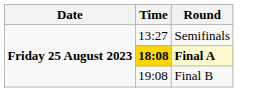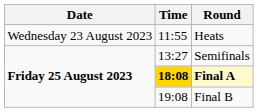+ row: (209, 35)
